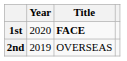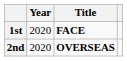(40, 47) 2019 -> (40, 47) 2020
(84, 47) normal -> (86, 47) bold
